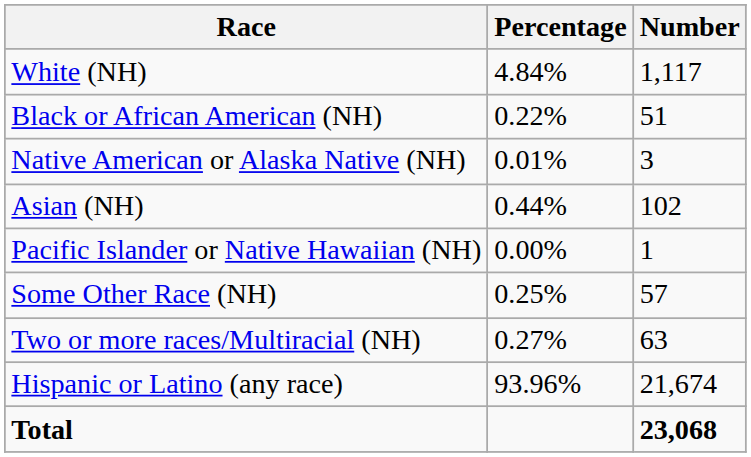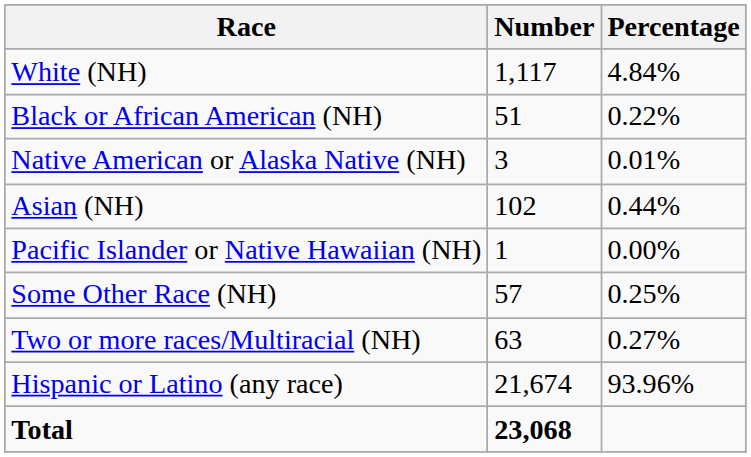columns swapped: (690, 26) <-> (560, 26)
